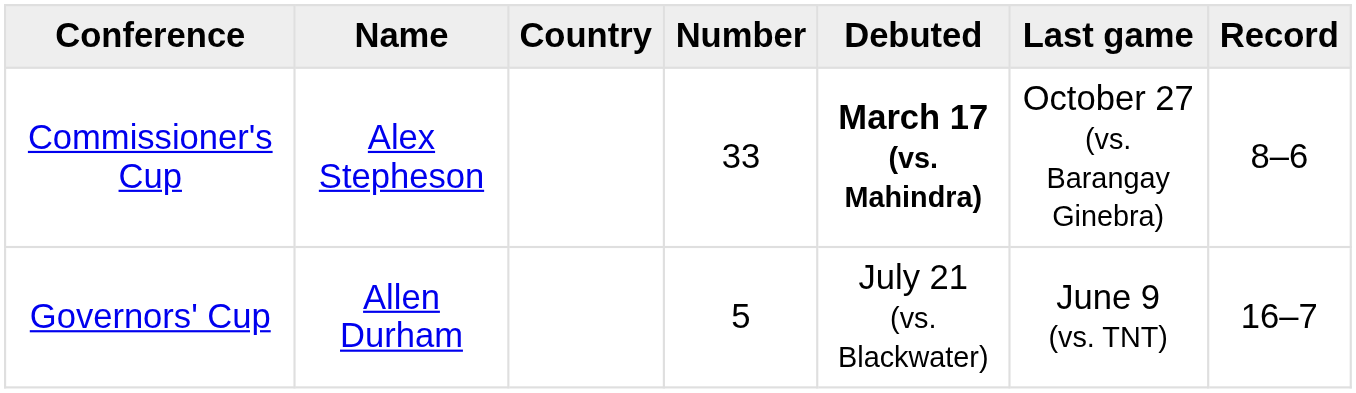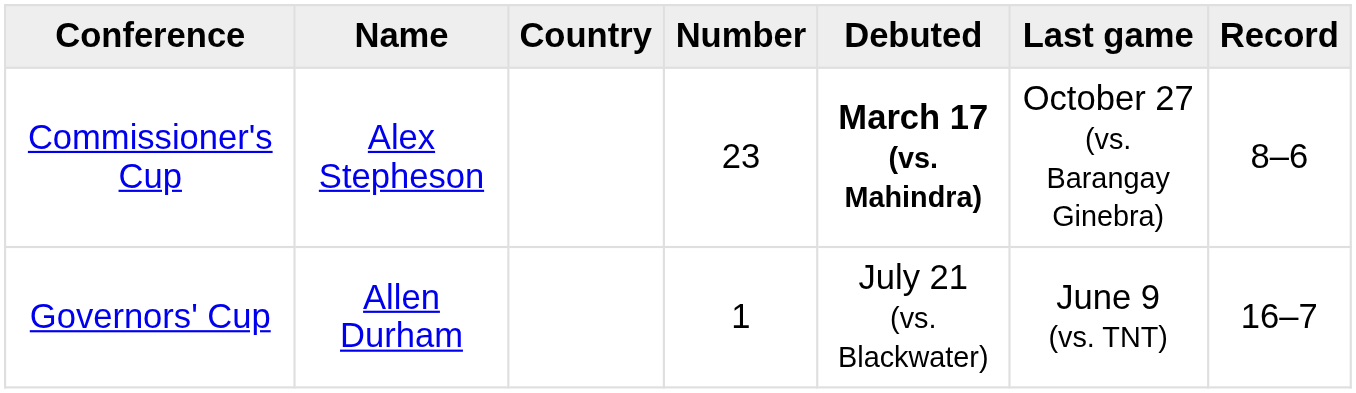(741, 156) 33 -> (741, 156) 23
(741, 316) 5 -> (741, 316) 1
